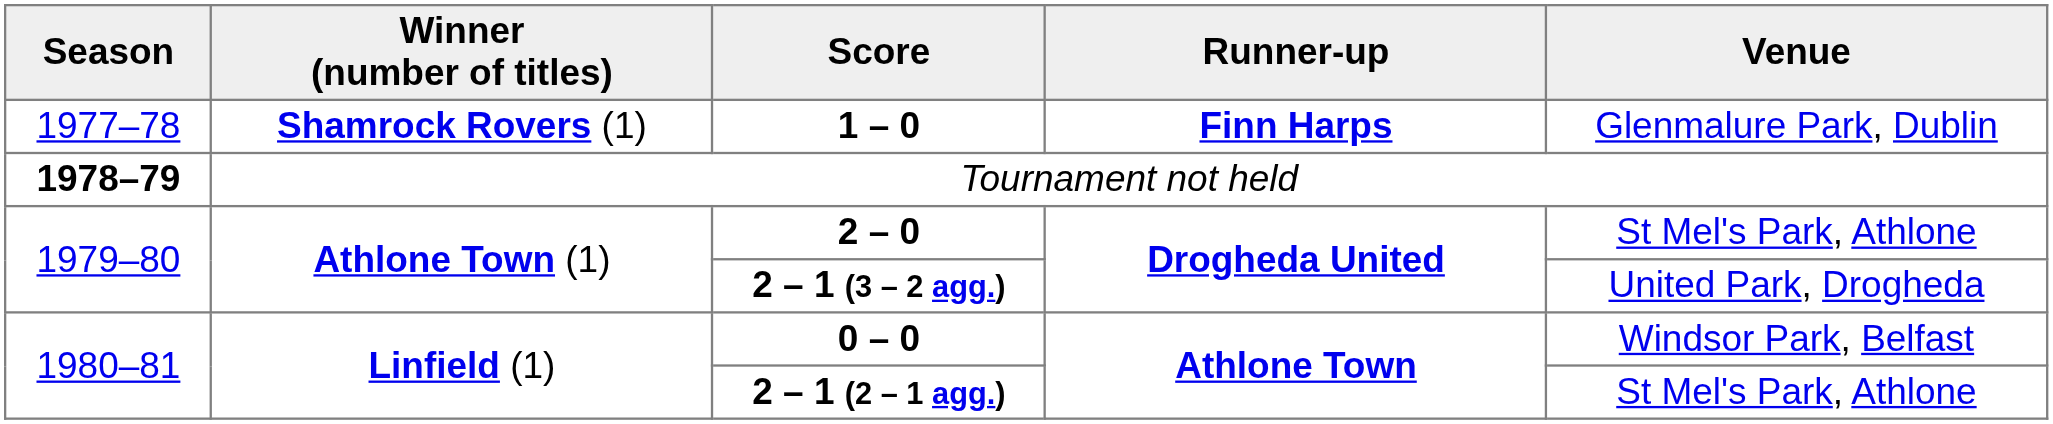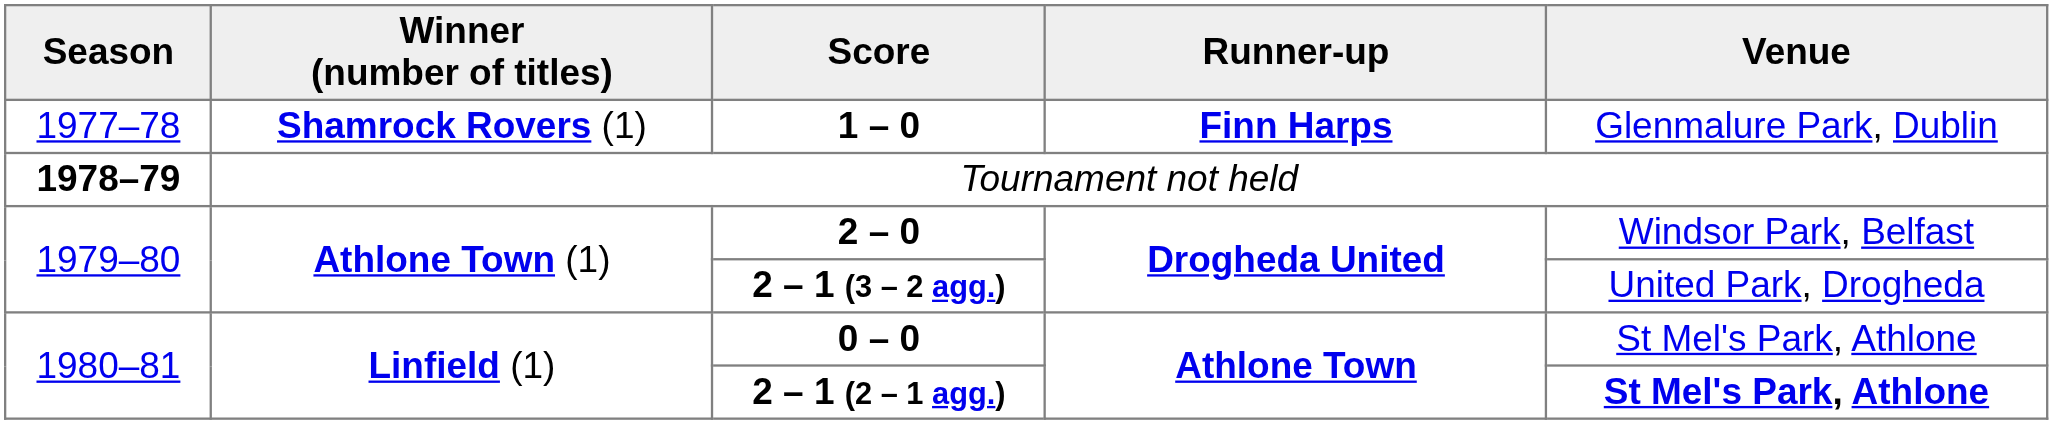(1796, 232) St Mel's Park, Athlone -> (1796, 232) Windsor Park, Belfast
(1796, 338) Windsor Park, Belfast -> (1796, 338) St Mel's Park, Athlone
(1796, 391) normal -> (1796, 391) bold
